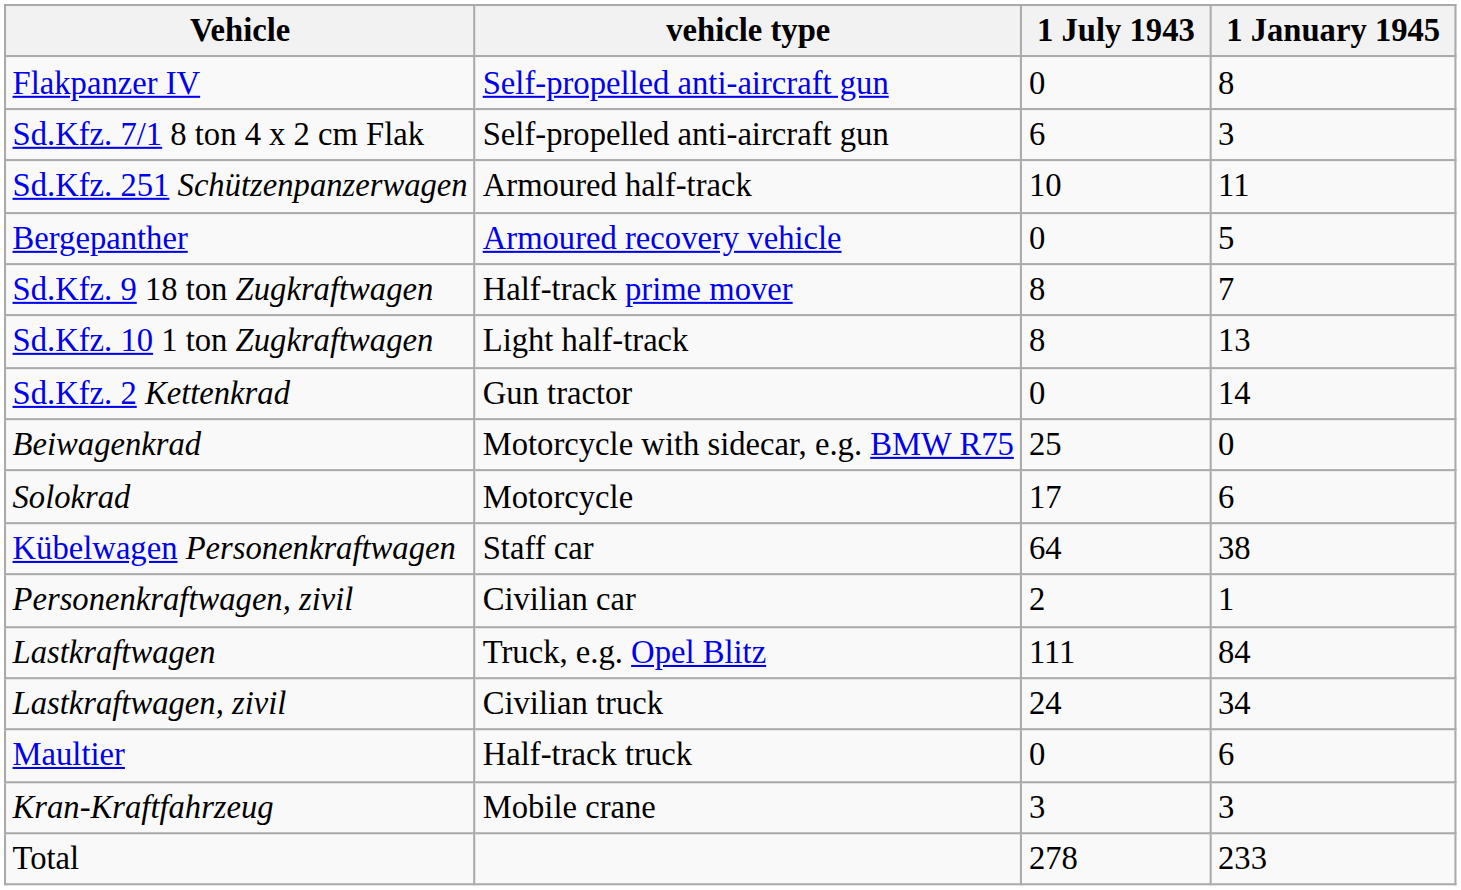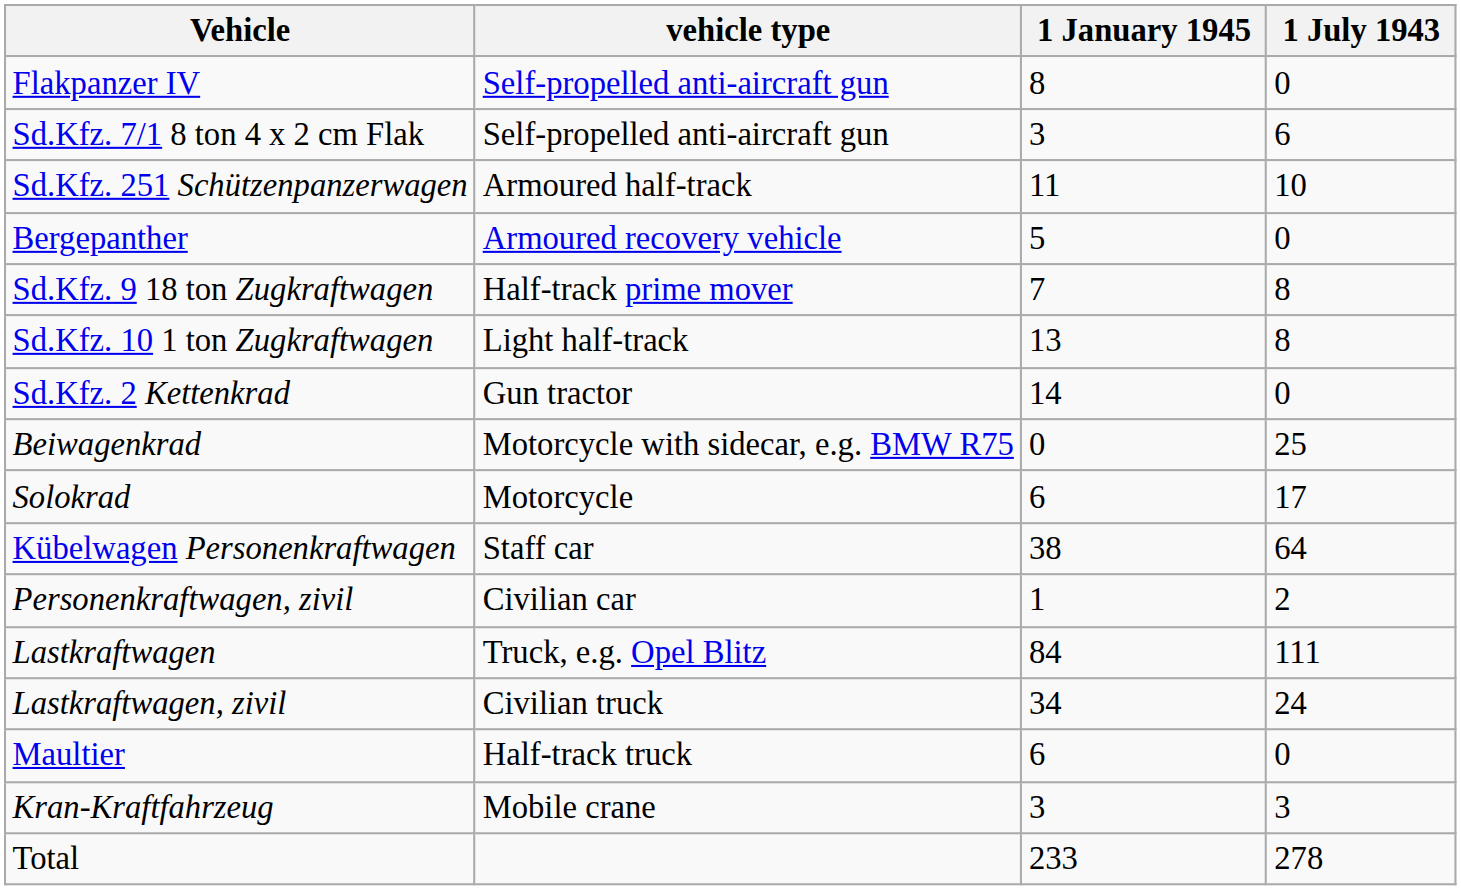columns swapped: (1116, 30) <-> (1333, 30)
